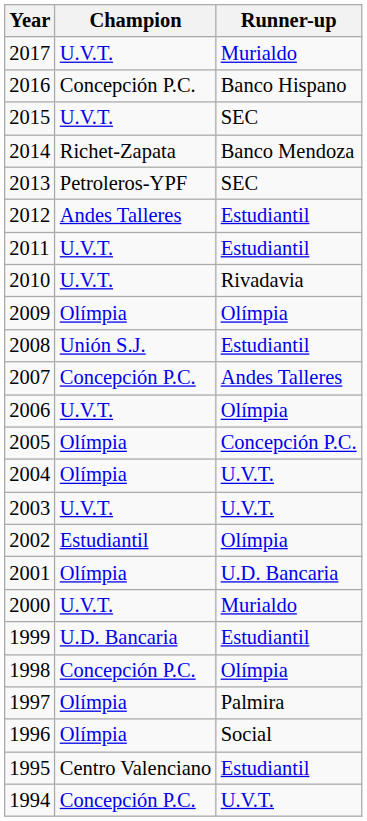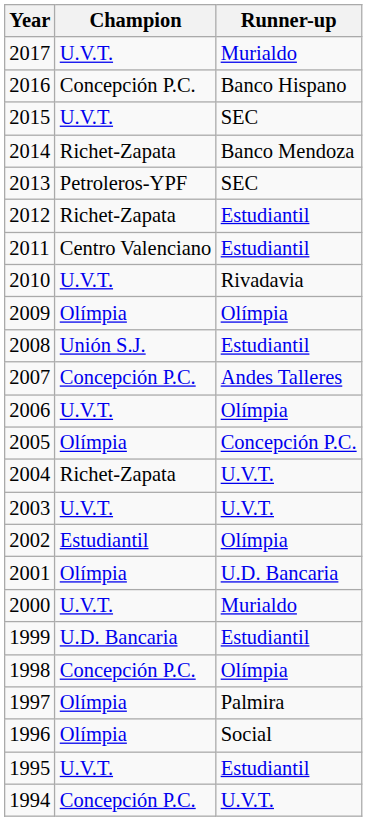(121, 215) Andes Talleres -> (118, 215) Richet-Zapata
(86, 248) U.V.T. -> (135, 248) Centro Valenciano
(93, 475) Olímpia -> (118, 475) Richet-Zapata
(135, 767) Centro Valenciano -> (86, 767) U.V.T.
